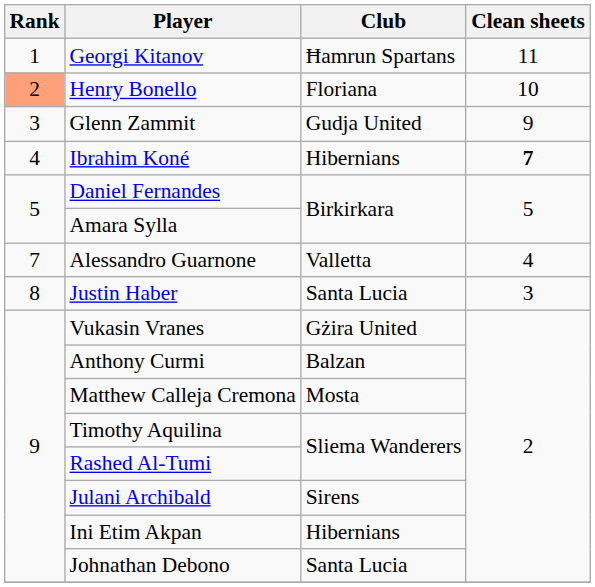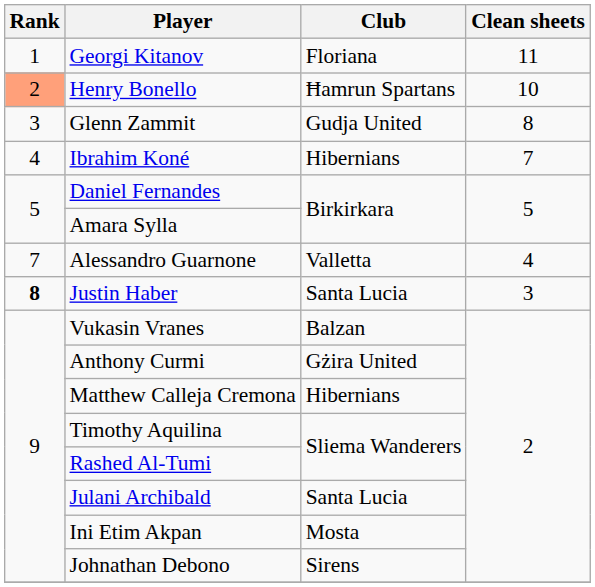(380, 55) Ħamrun Spartans -> (341, 55) Floriana
(341, 89) Floriana -> (380, 89) Ħamrun Spartans
(528, 123) 9 -> (528, 123) 8
(528, 157) bold -> (528, 157) normal
(35, 293) normal -> (35, 293) bold
(361, 327) Gżira United -> (335, 327) Balzan
(335, 361) Balzan -> (361, 361) Gżira United
(332, 395) Mosta -> (353, 395) Hibernians
(332, 497) Sirens -> (357, 497) Santa Lucia
(353, 531) Hibernians -> (332, 531) Mosta
(357, 565) Santa Lucia -> (332, 565) Sirens
